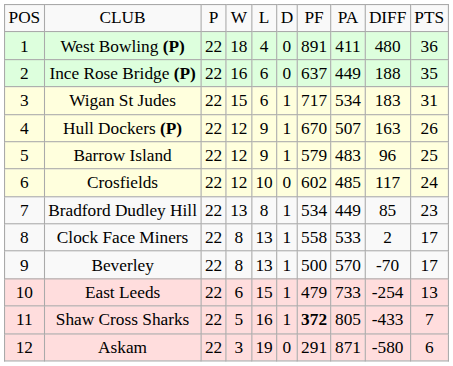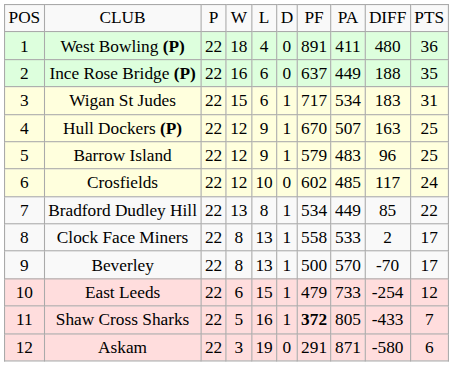(429, 127) 26 -> (429, 127) 25
(429, 210) 23 -> (429, 210) 22
(429, 292) 13 -> (429, 292) 12
